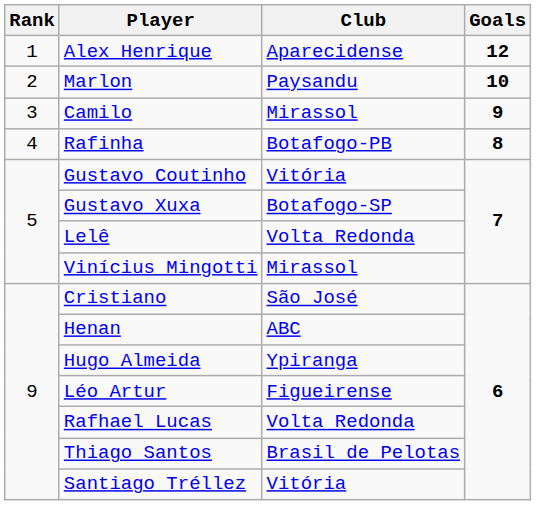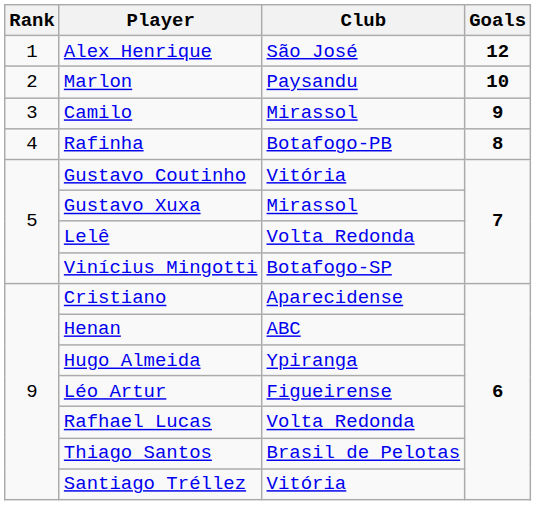(335, 51) Aparecidense -> (312, 51) São José
(329, 206) Botafogo-SP -> (312, 206) Mirassol
(312, 268) Mirassol -> (329, 268) Botafogo-SP
(312, 299) São José -> (335, 299) Aparecidense
